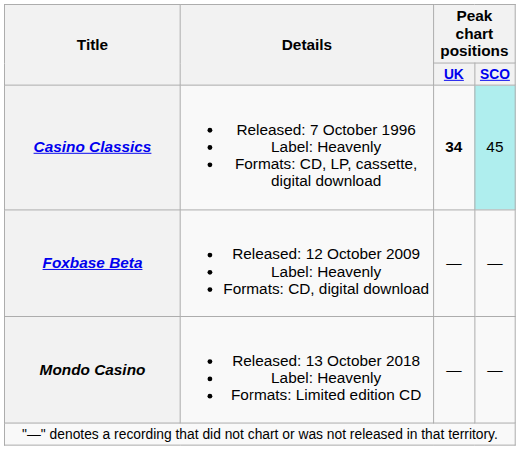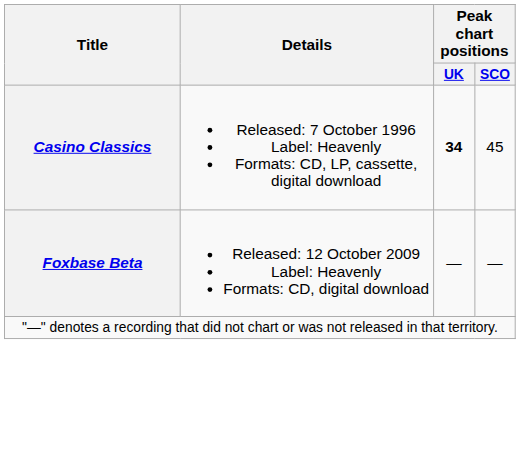(495, 147) paleturquoise background -> (495, 147) no background
- row: (92, 369)
